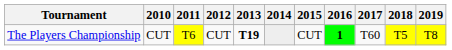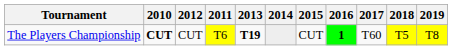columns swapped: (189, 14) <-> (219, 14)
(159, 35) normal -> (159, 35) bold
